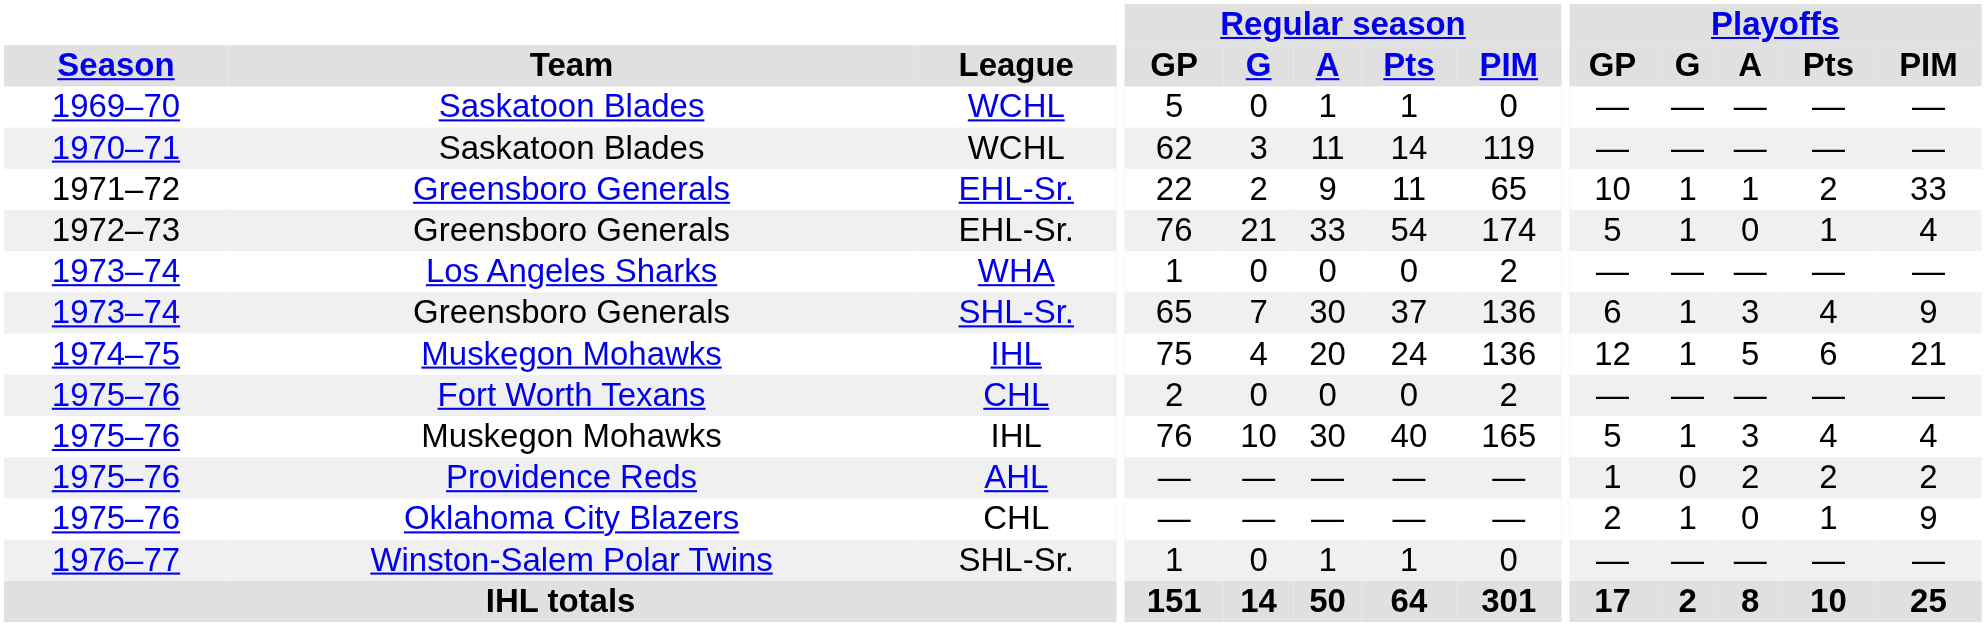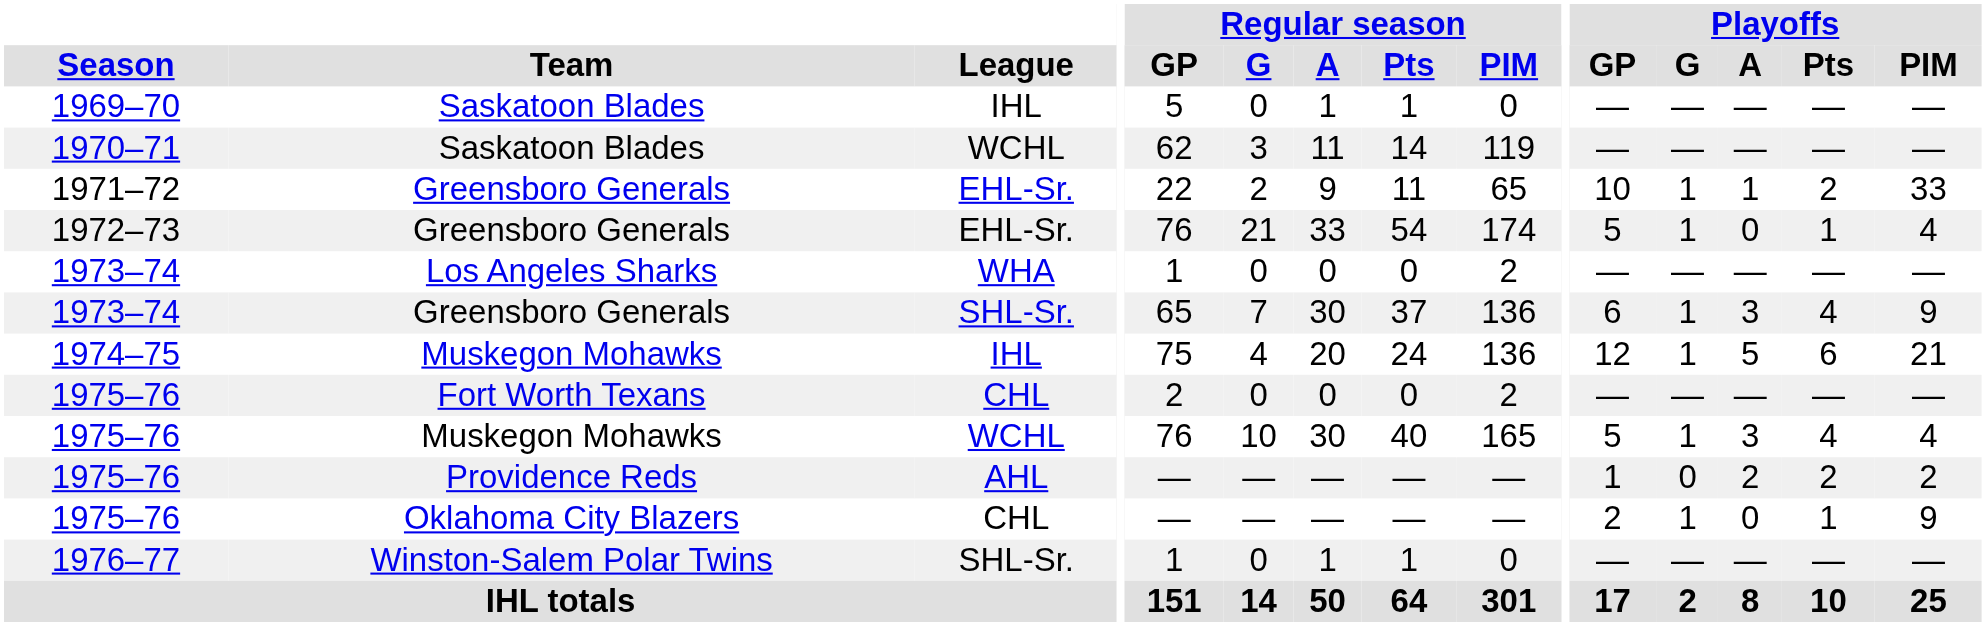(1016, 106) WCHL -> (1016, 106) IHL
(1016, 436) IHL -> (1016, 436) WCHL
